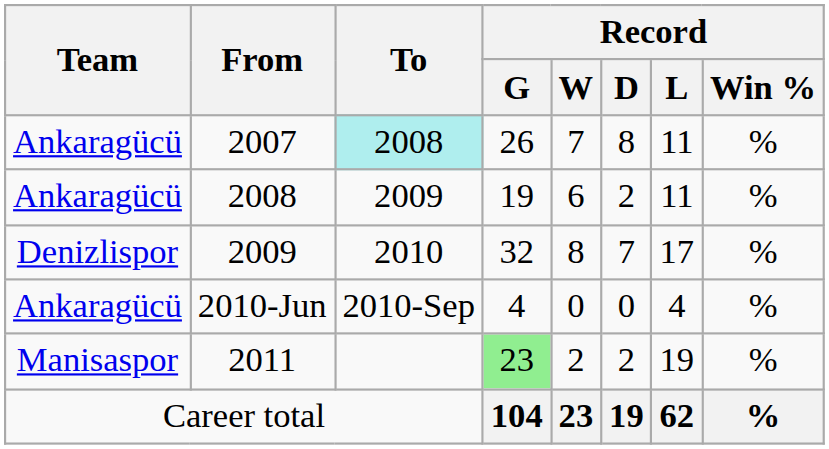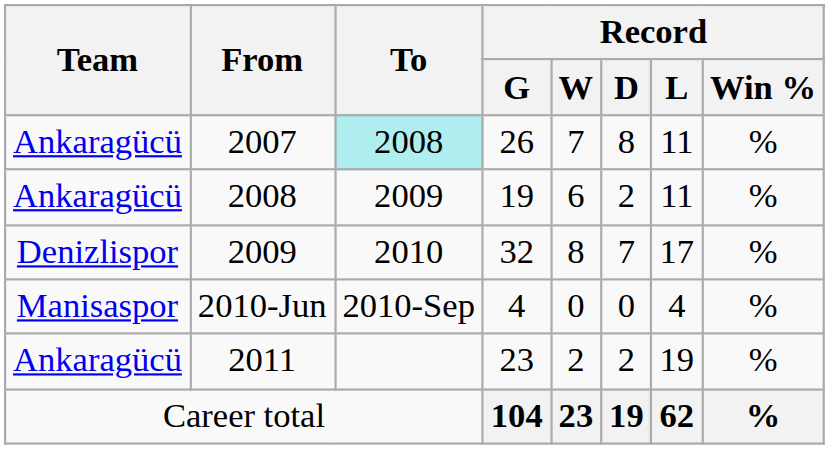(97, 305) Ankaragücü -> (97, 305) Manisaspor
(97, 360) Manisaspor -> (97, 360) Ankaragücü
(517, 360) lightgreen background -> (517, 360) no background
